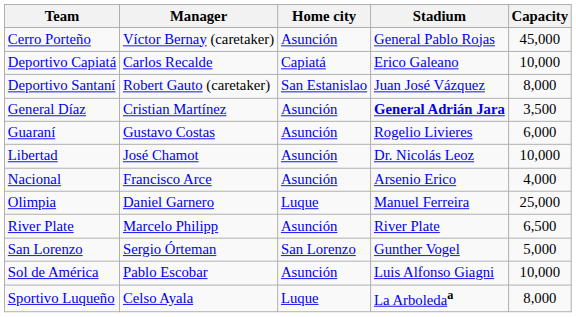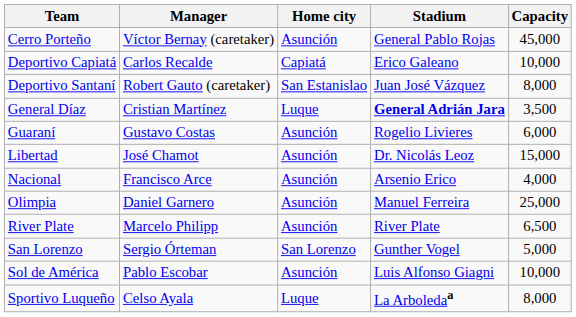(309, 109) Asunción -> (300, 109) Luque
(540, 156) 10,000 -> (540, 156) 15,000
(300, 202) Luque -> (309, 202) Asunción
